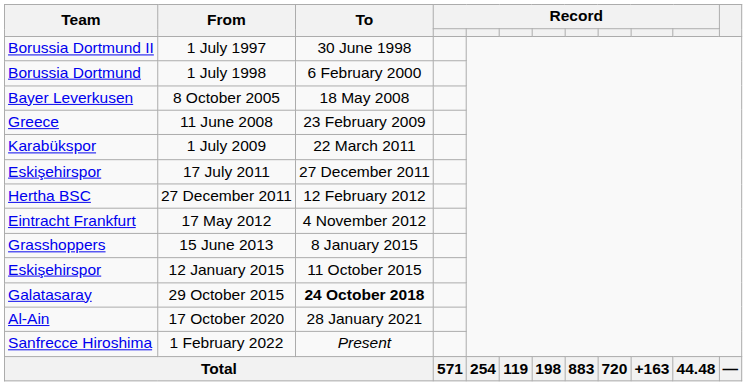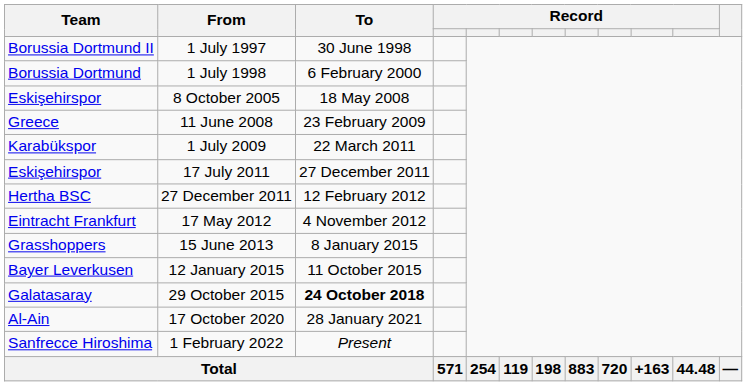(71, 97) Bayer Leverkusen -> (55, 97) Eskişehirspor
(55, 270) Eskişehirspor -> (71, 270) Bayer Leverkusen
